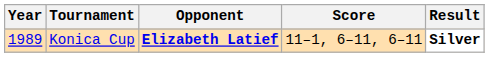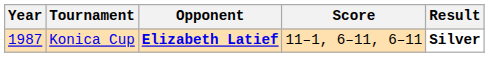(25, 40) 1989 -> (25, 40) 1987
